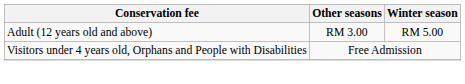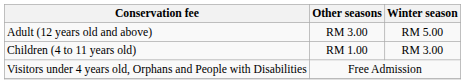+ row: (72, 50)
